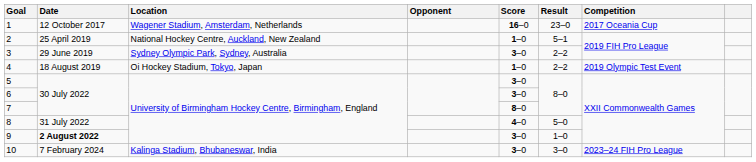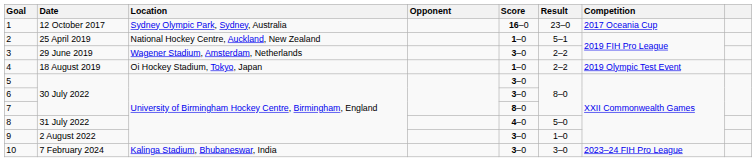(216, 26) Wagener Stadium, Amsterdam, Netherlands -> (209, 26) Sydney Olympic Park, Sydney, Australia
(209, 53) Sydney Olympic Park, Sydney, Australia -> (216, 53) Wagener Stadium, Amsterdam, Netherlands
(69, 137) bold -> (68, 137) normal
